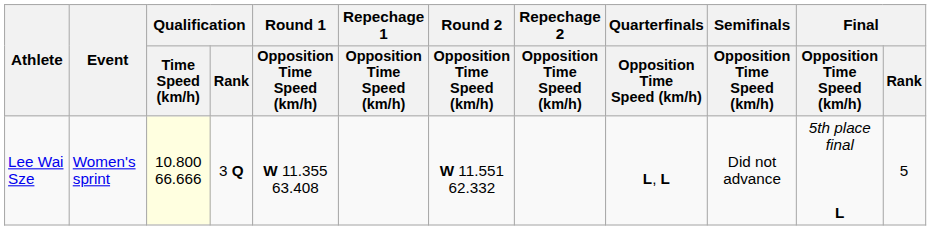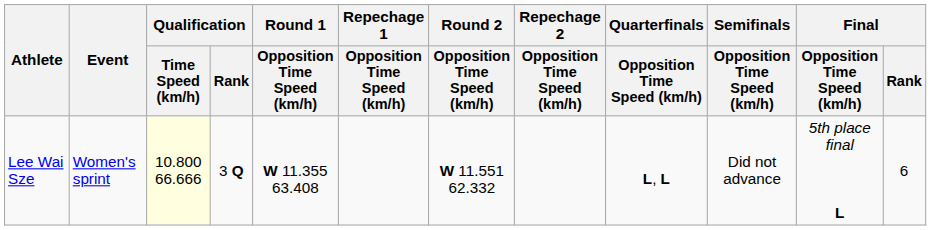(904, 171) 5 -> (904, 171) 6
